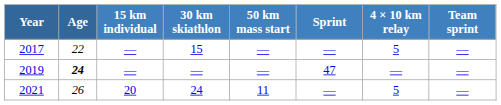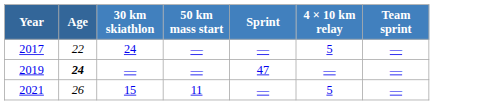- column: (130, 22)
(197, 49) 15 -> (130, 49) 24
(197, 90) 24 -> (130, 90) 15
